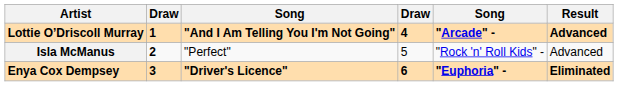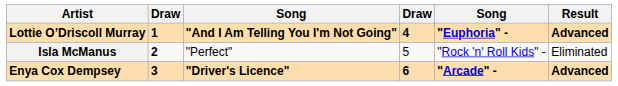(465, 33) "Arcade" - -> (473, 33) "Euphoria" -
(576, 52) Advanced -> (579, 52) Eliminated
(471, 71) "Euphoria" - -> (467, 71) "Arcade" -
(580, 71) Eliminated -> (580, 71) Advanced
